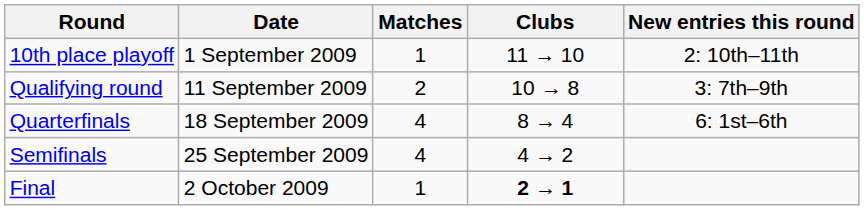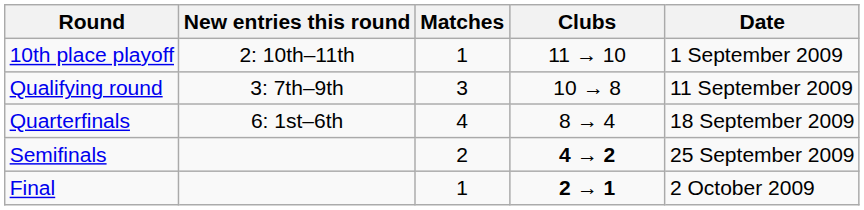columns swapped: (276, 22) <-> (741, 22)
(420, 88) 2 -> (462, 88) 3
(420, 155) 4 -> (462, 155) 2
(545, 155) normal -> (587, 155) bold
